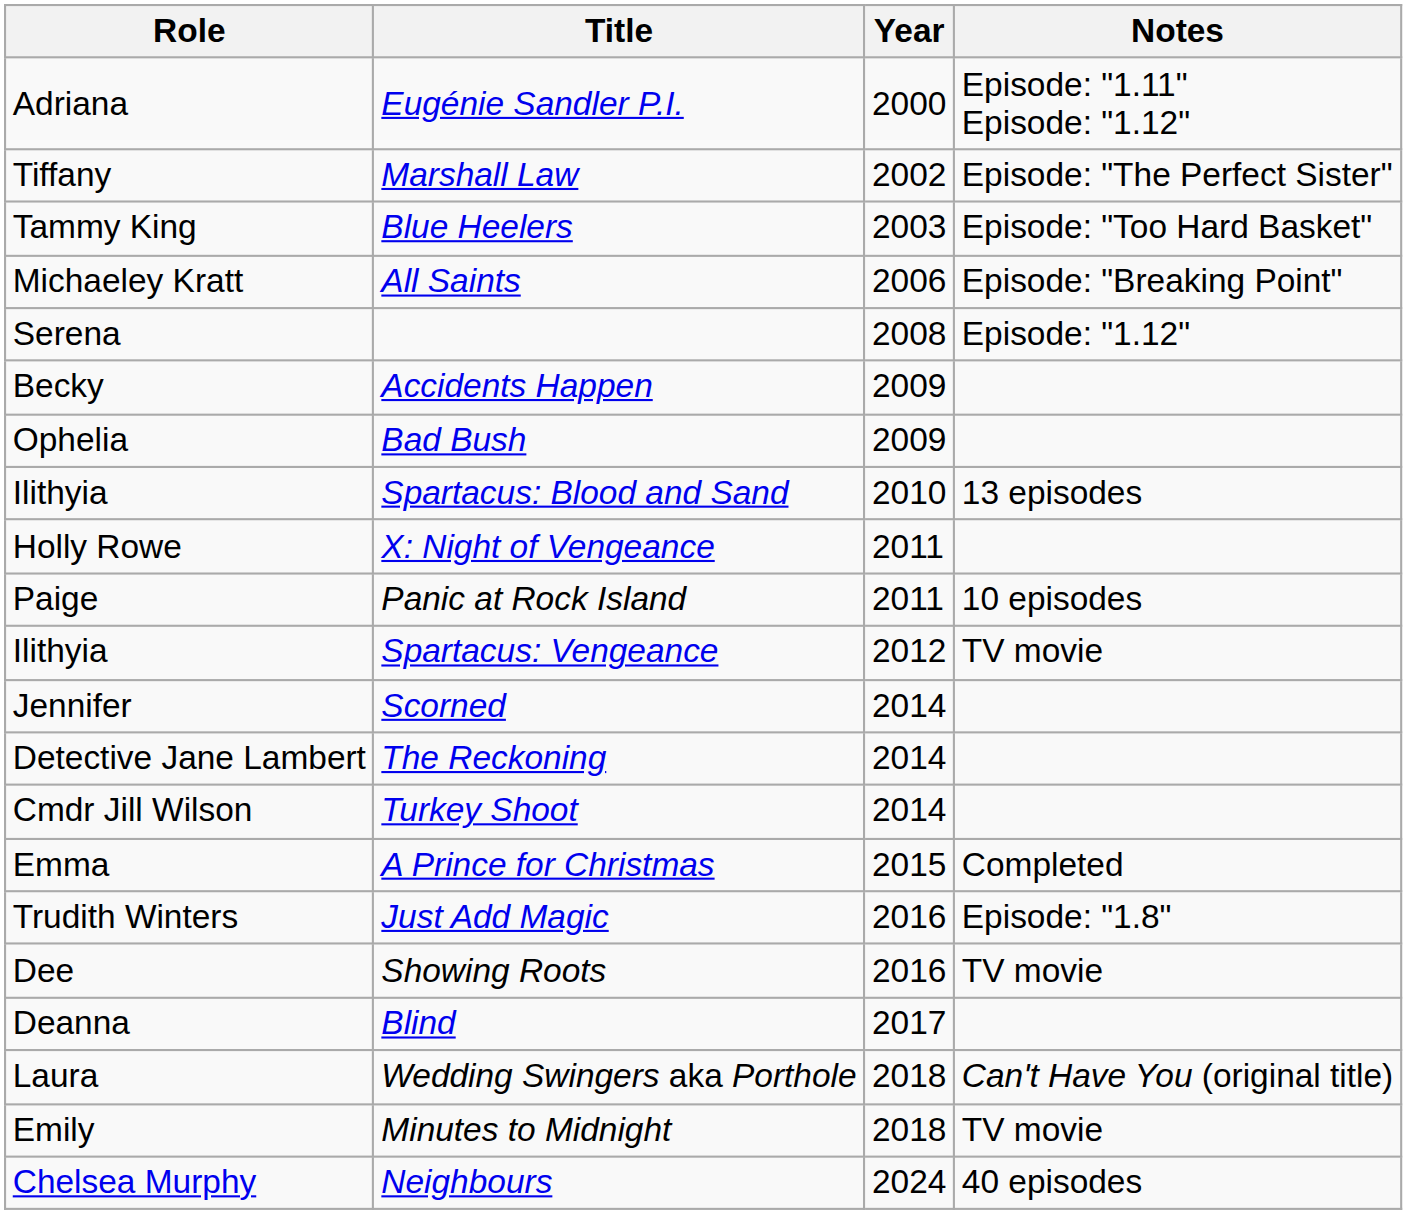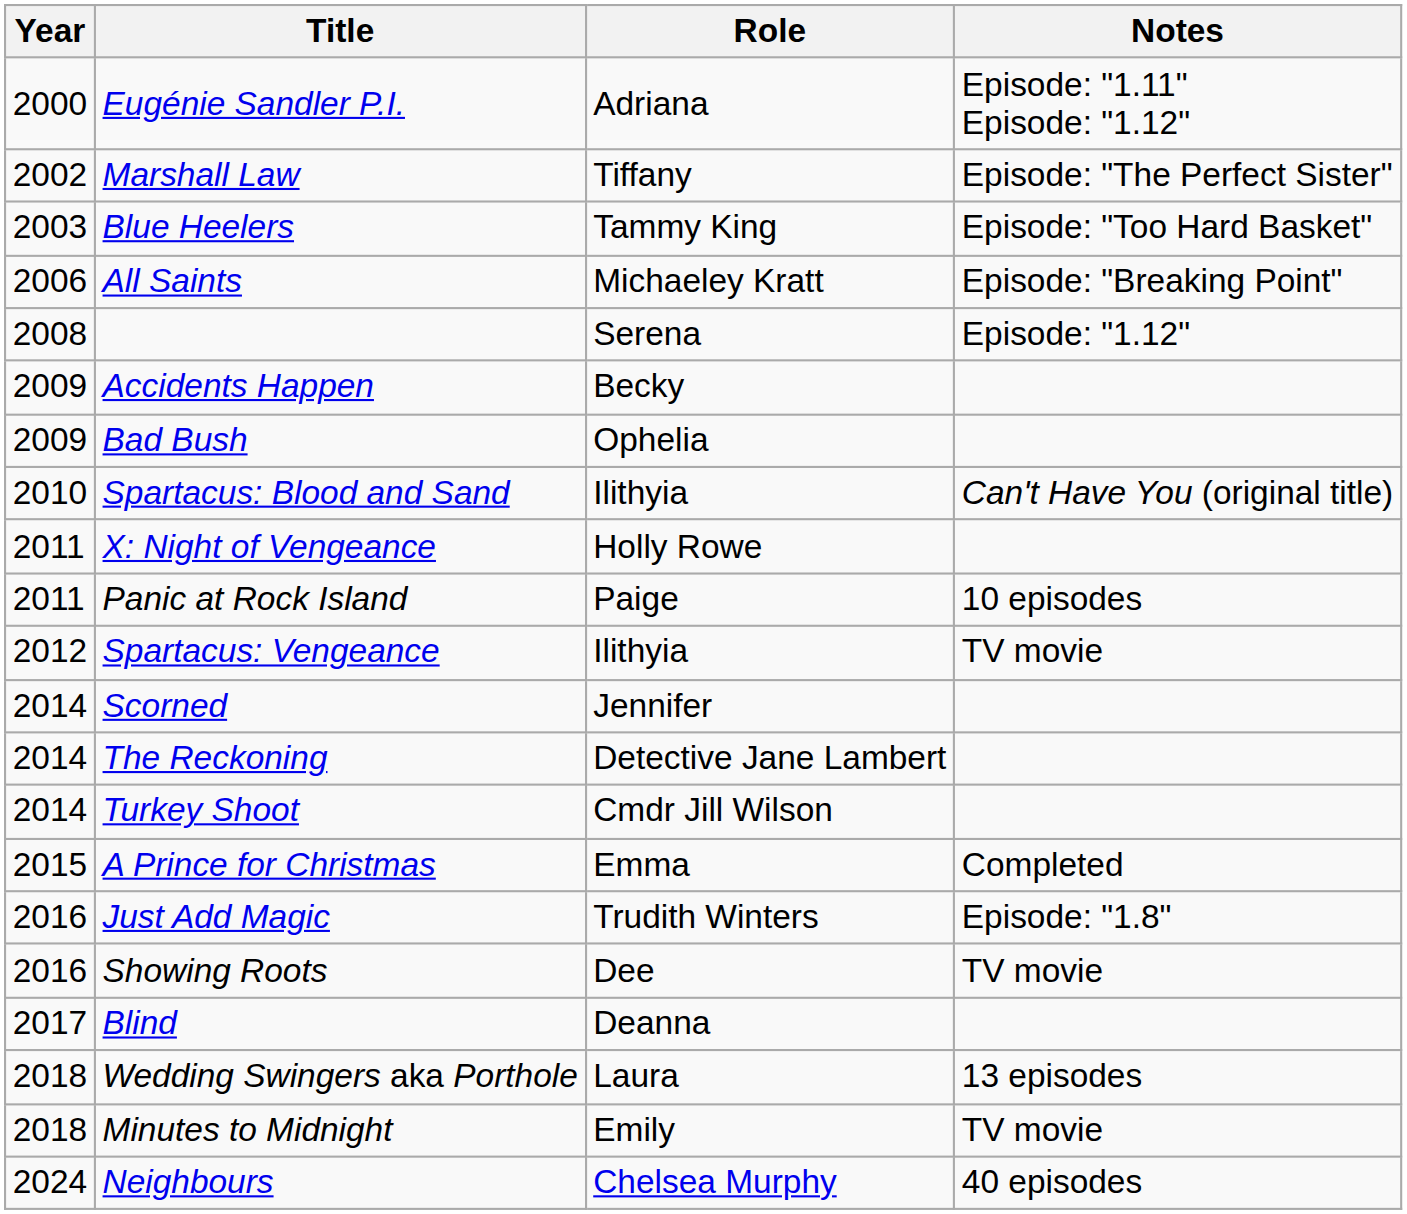columns swapped: (909, 31) <-> (189, 31)
(1052, 492) 13 episodes -> (1178, 492) Can't Have You (original title)
(1178, 1076) Can't Have You (original title) -> (1052, 1076) 13 episodes
